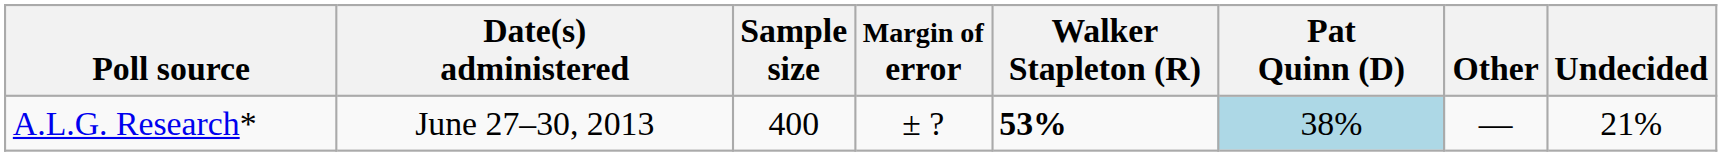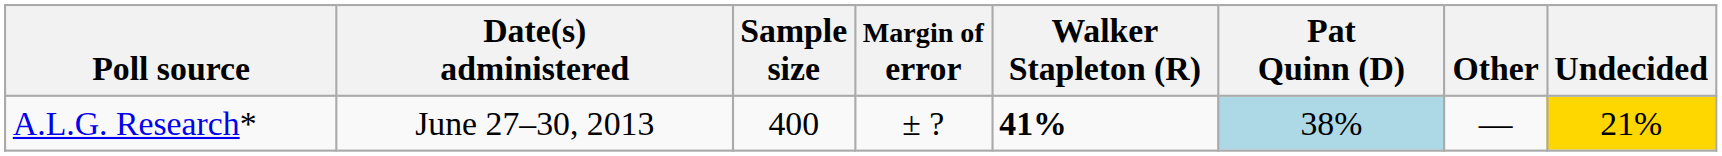(1033, 122) 53% -> (1033, 122) 41%
(1631, 122) no background -> (1631, 122) gold background
